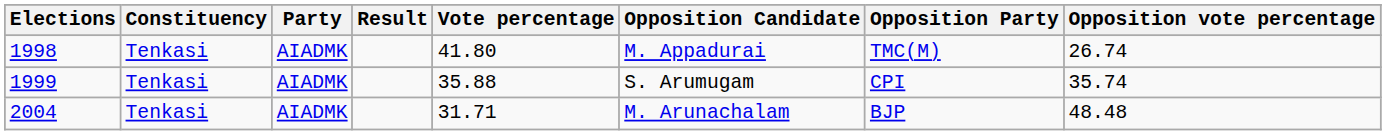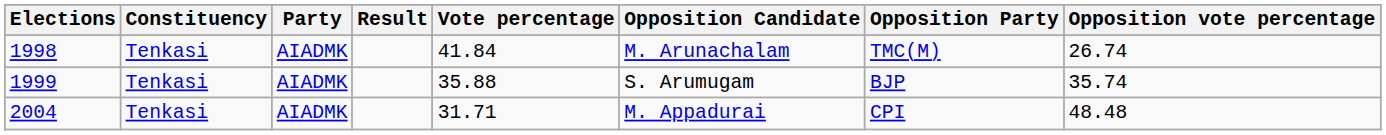(467, 51) 41.80 -> (467, 51) 41.84
(695, 51) M. Appadurai -> (707, 51) M. Arunachalam
(888, 82) CPI -> (888, 82) BJP
(707, 113) M. Arunachalam -> (695, 113) M. Appadurai
(888, 113) BJP -> (888, 113) CPI
